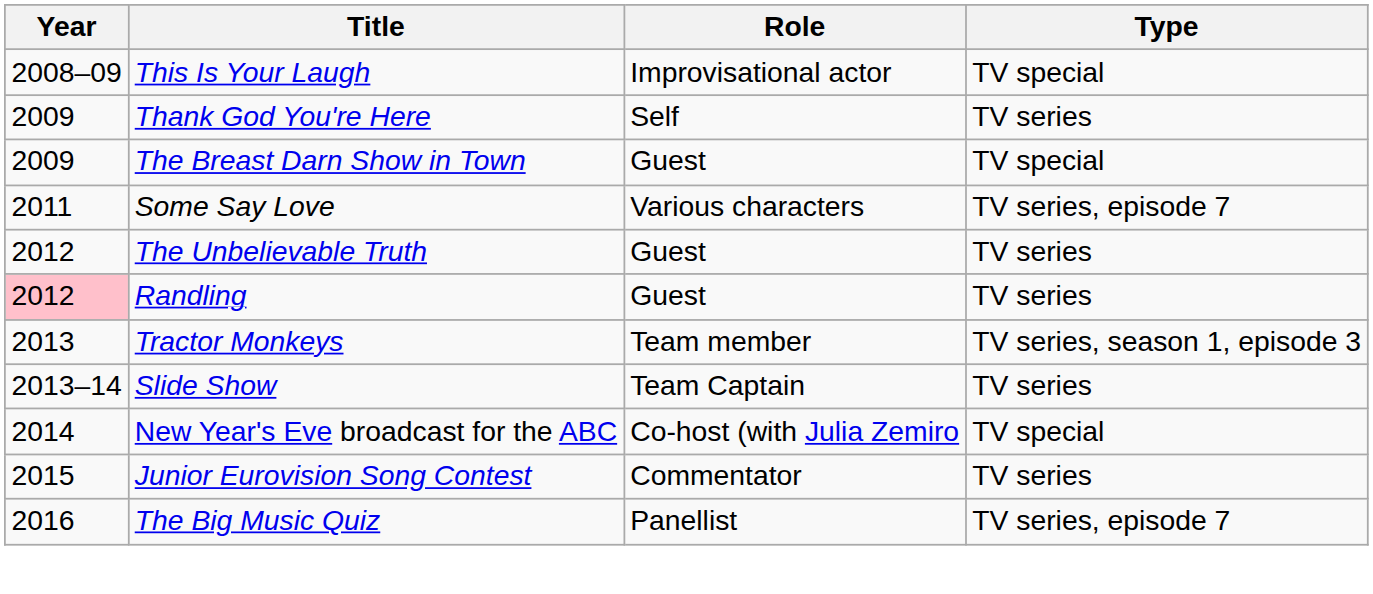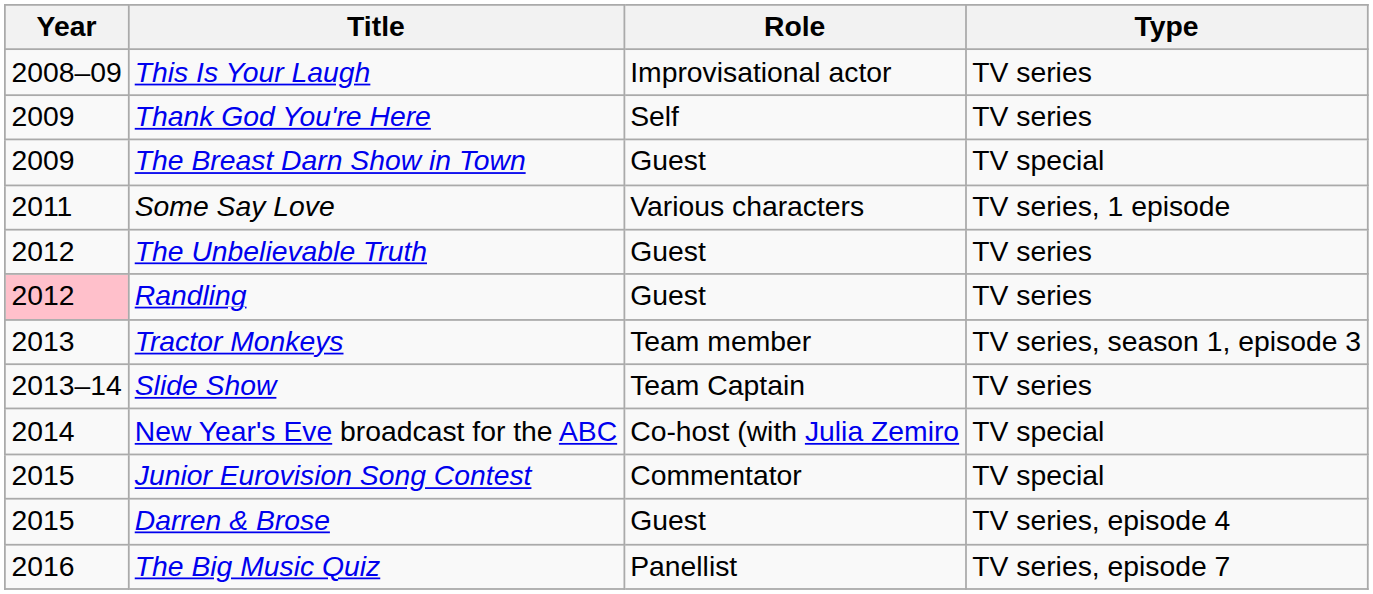(1038, 71) TV special -> (1032, 71) TV series
(1101, 206) TV series, episode 7 -> (1101, 206) TV series, 1 episode
(1032, 476) TV series -> (1038, 476) TV special
+ row: (232, 521)
